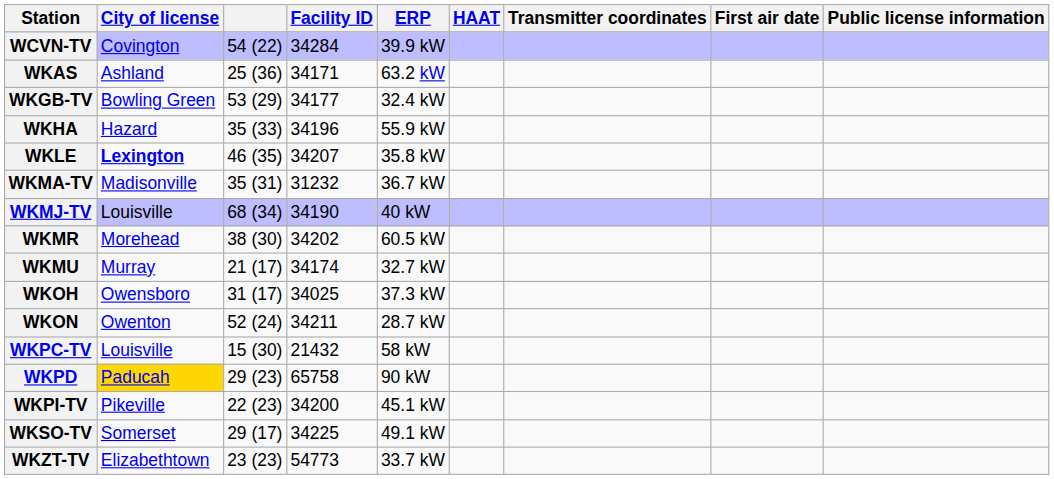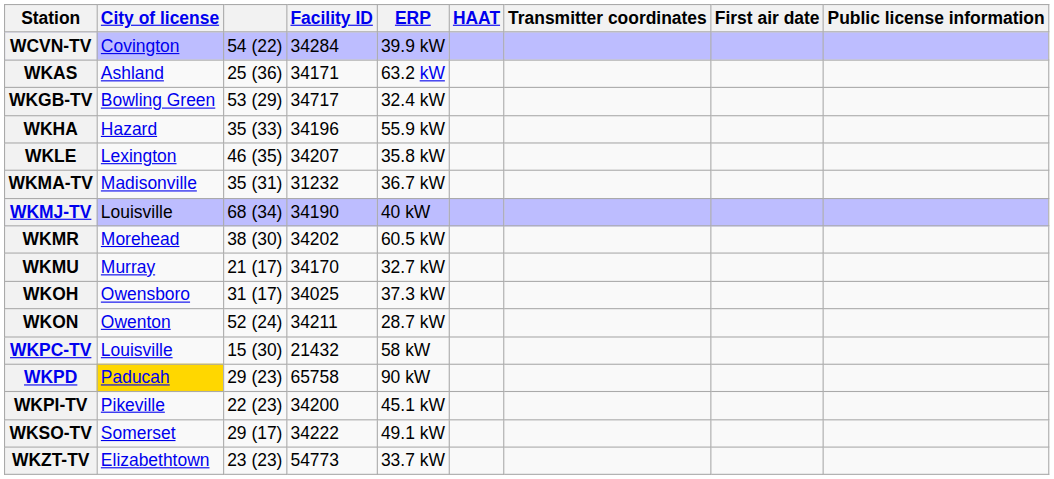(315, 101) 34177 -> (315, 101) 34717
(143, 156) bold -> (139, 156) normal
(315, 267) 34174 -> (315, 267) 34170
(315, 433) 34225 -> (315, 433) 34222
